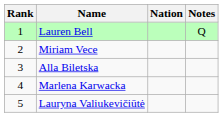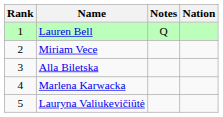columns swapped: (166, 13) <-> (202, 13)
